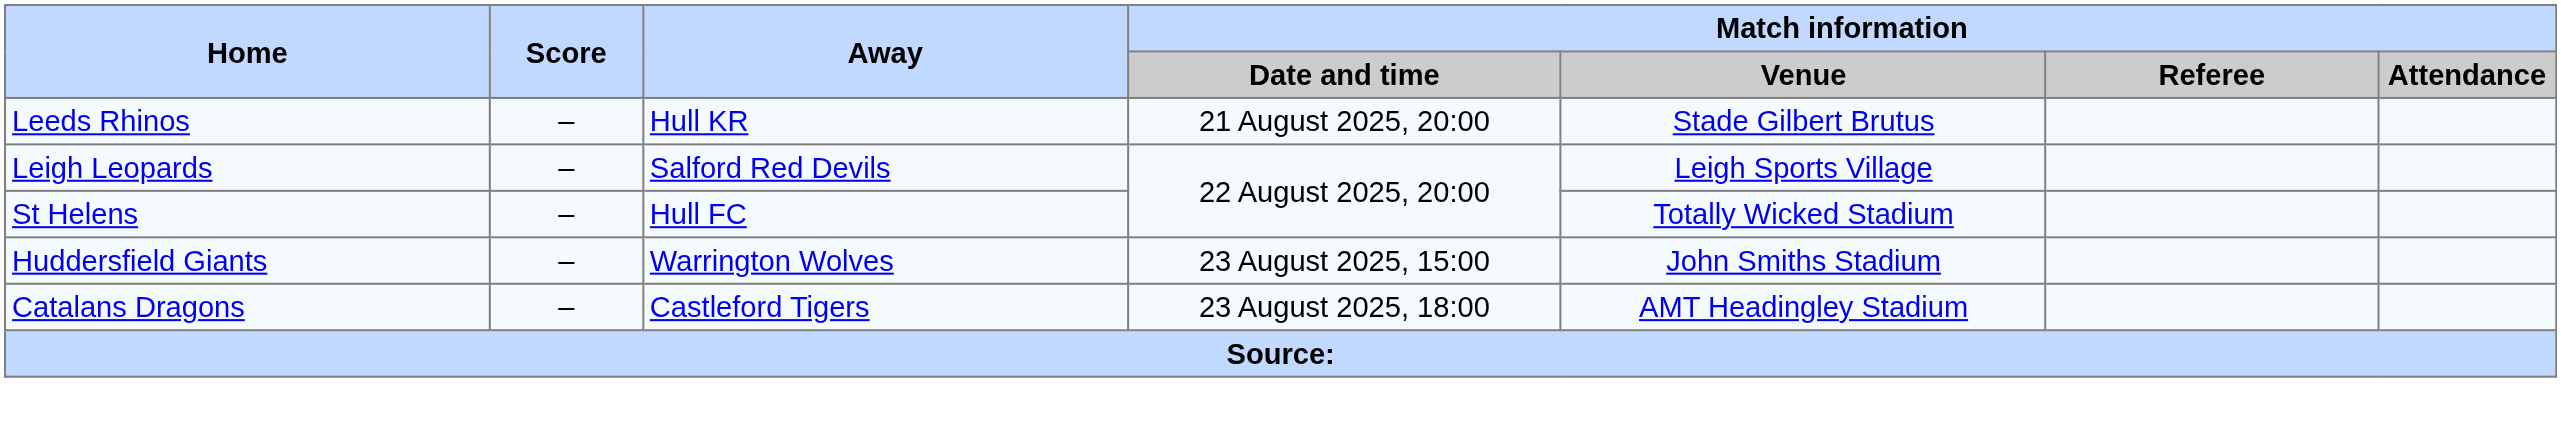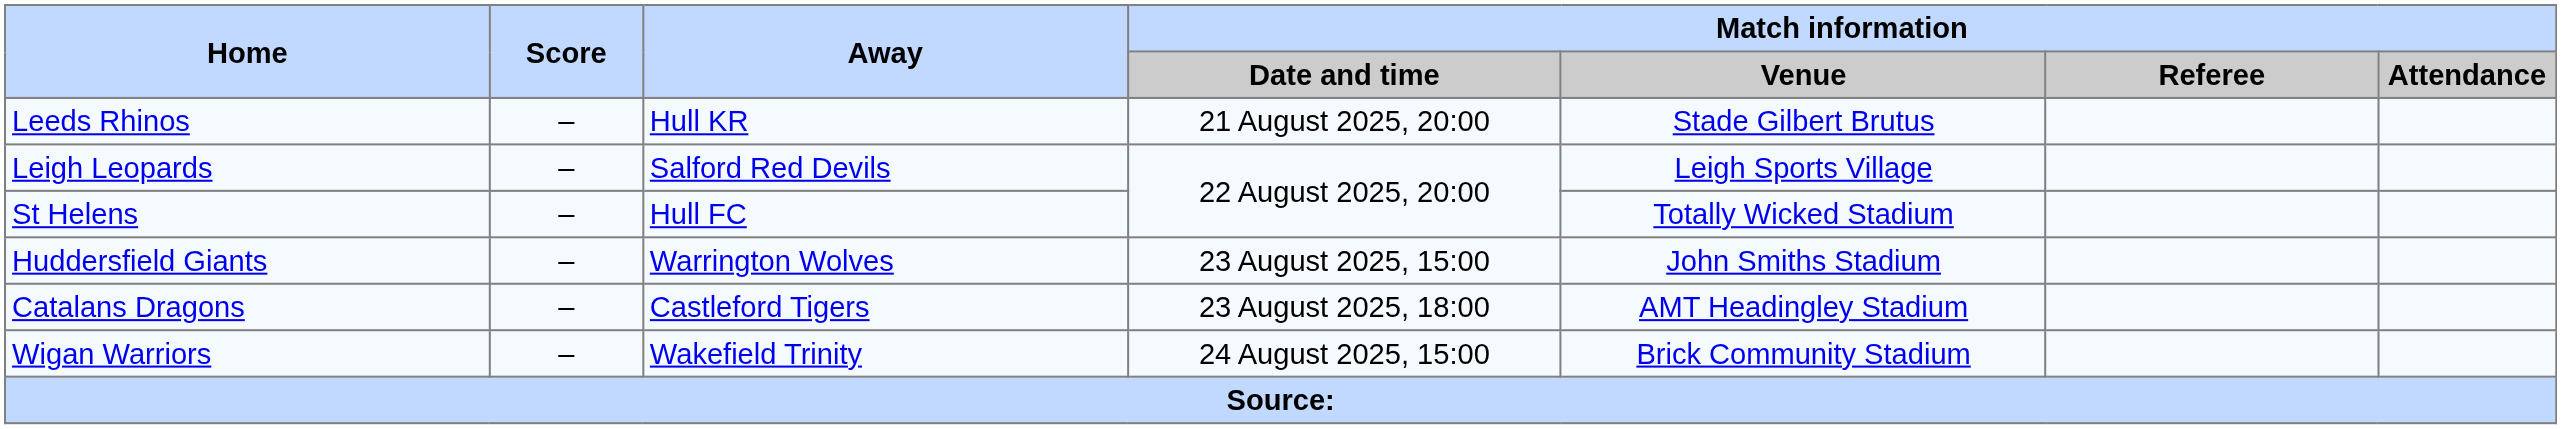+ row: (112, 353)
